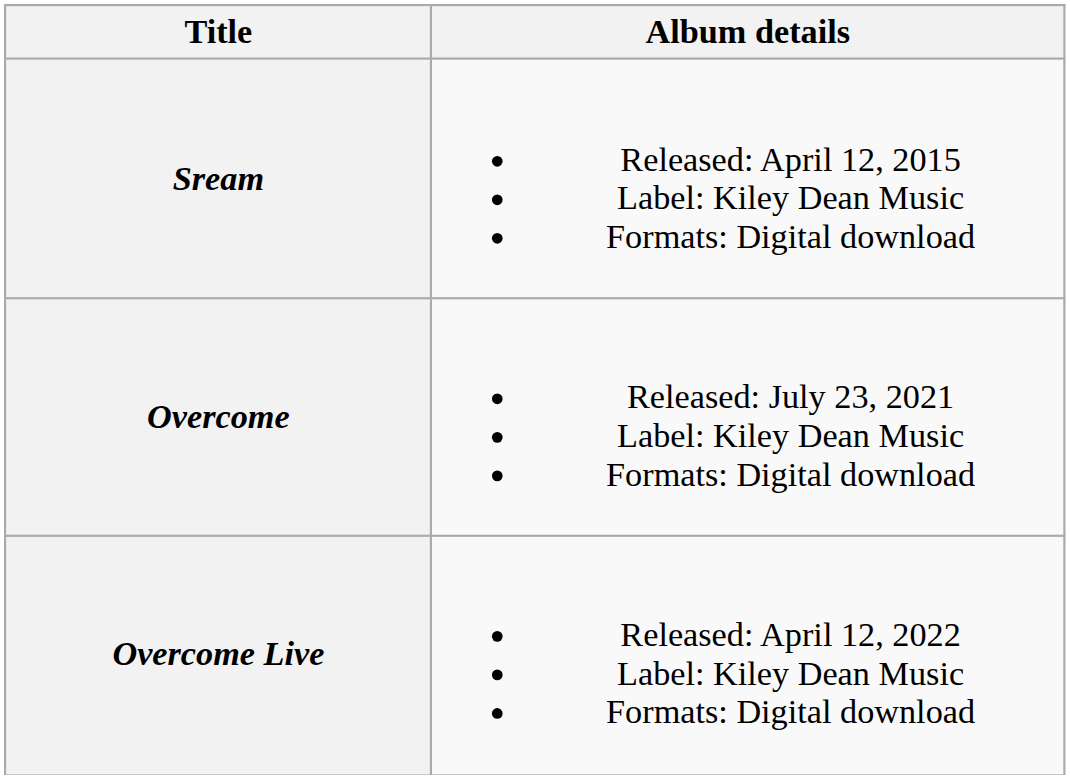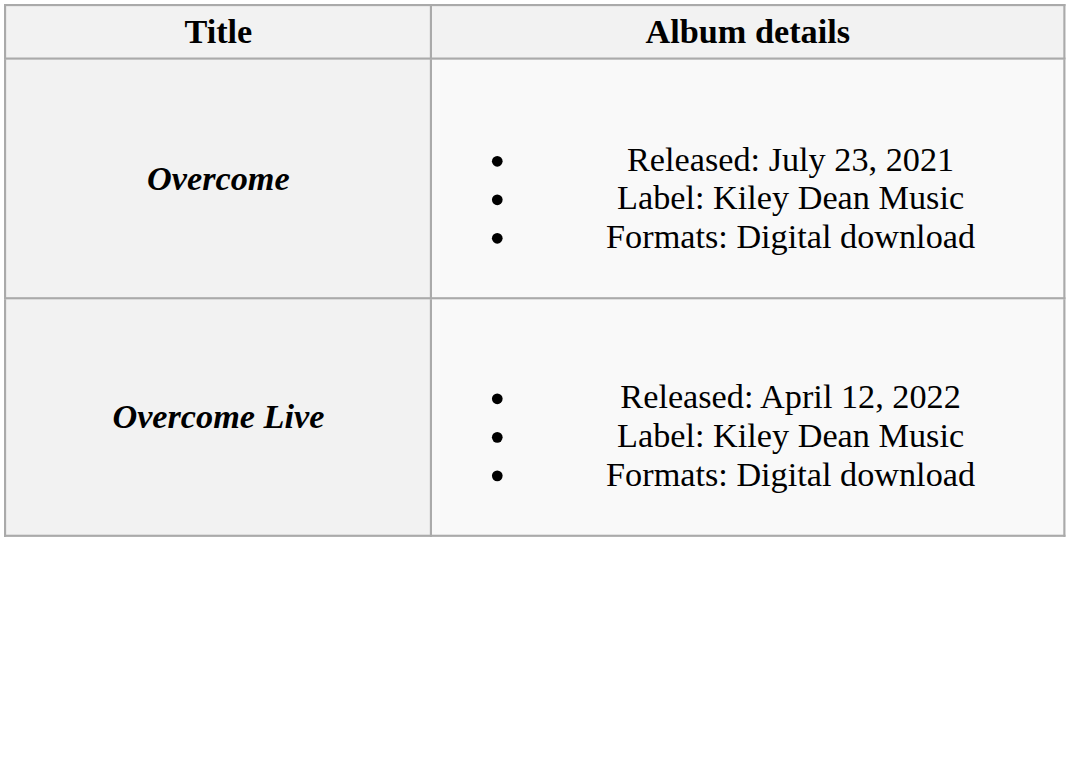- row: (218, 177)
